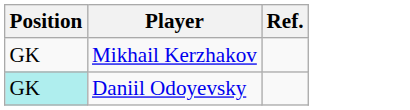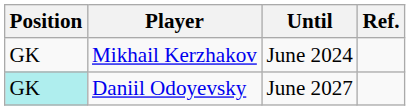+ column: (310, 21)
